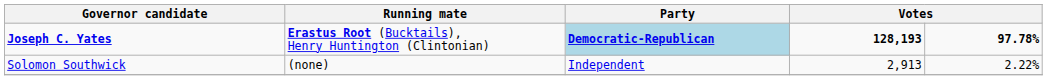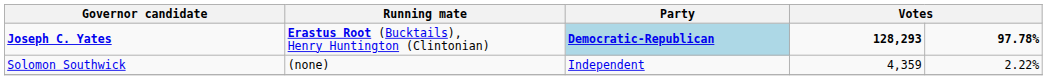(897, 39) 128,193 -> (897, 39) 128,293
(904, 65) 2,913 -> (904, 65) 4,359
